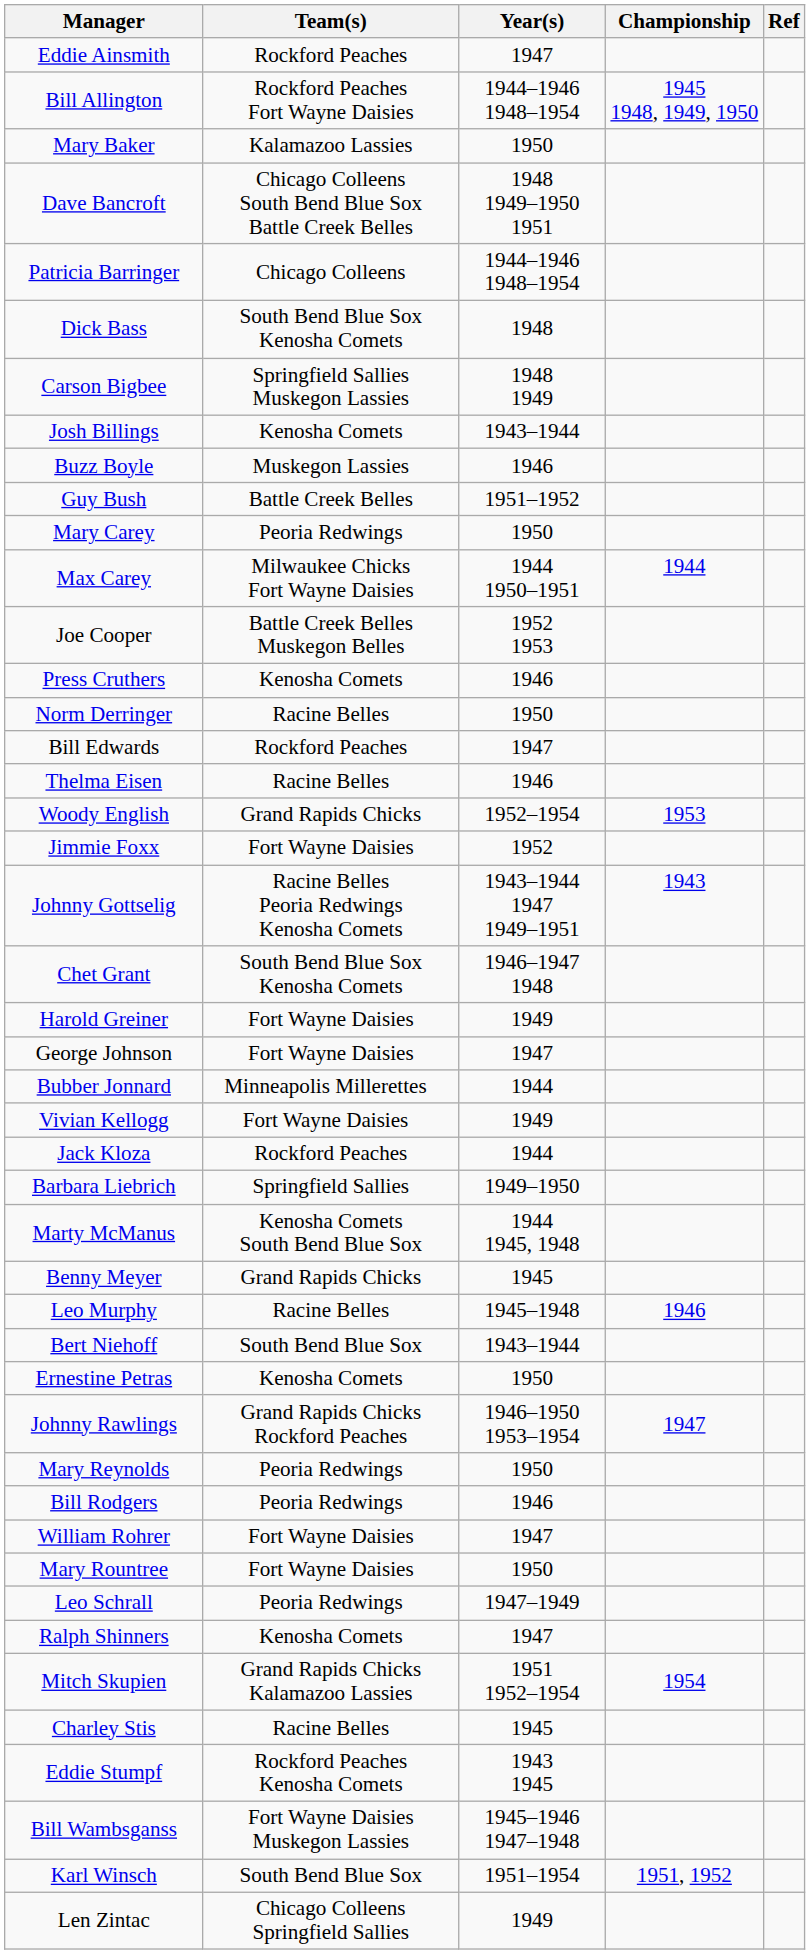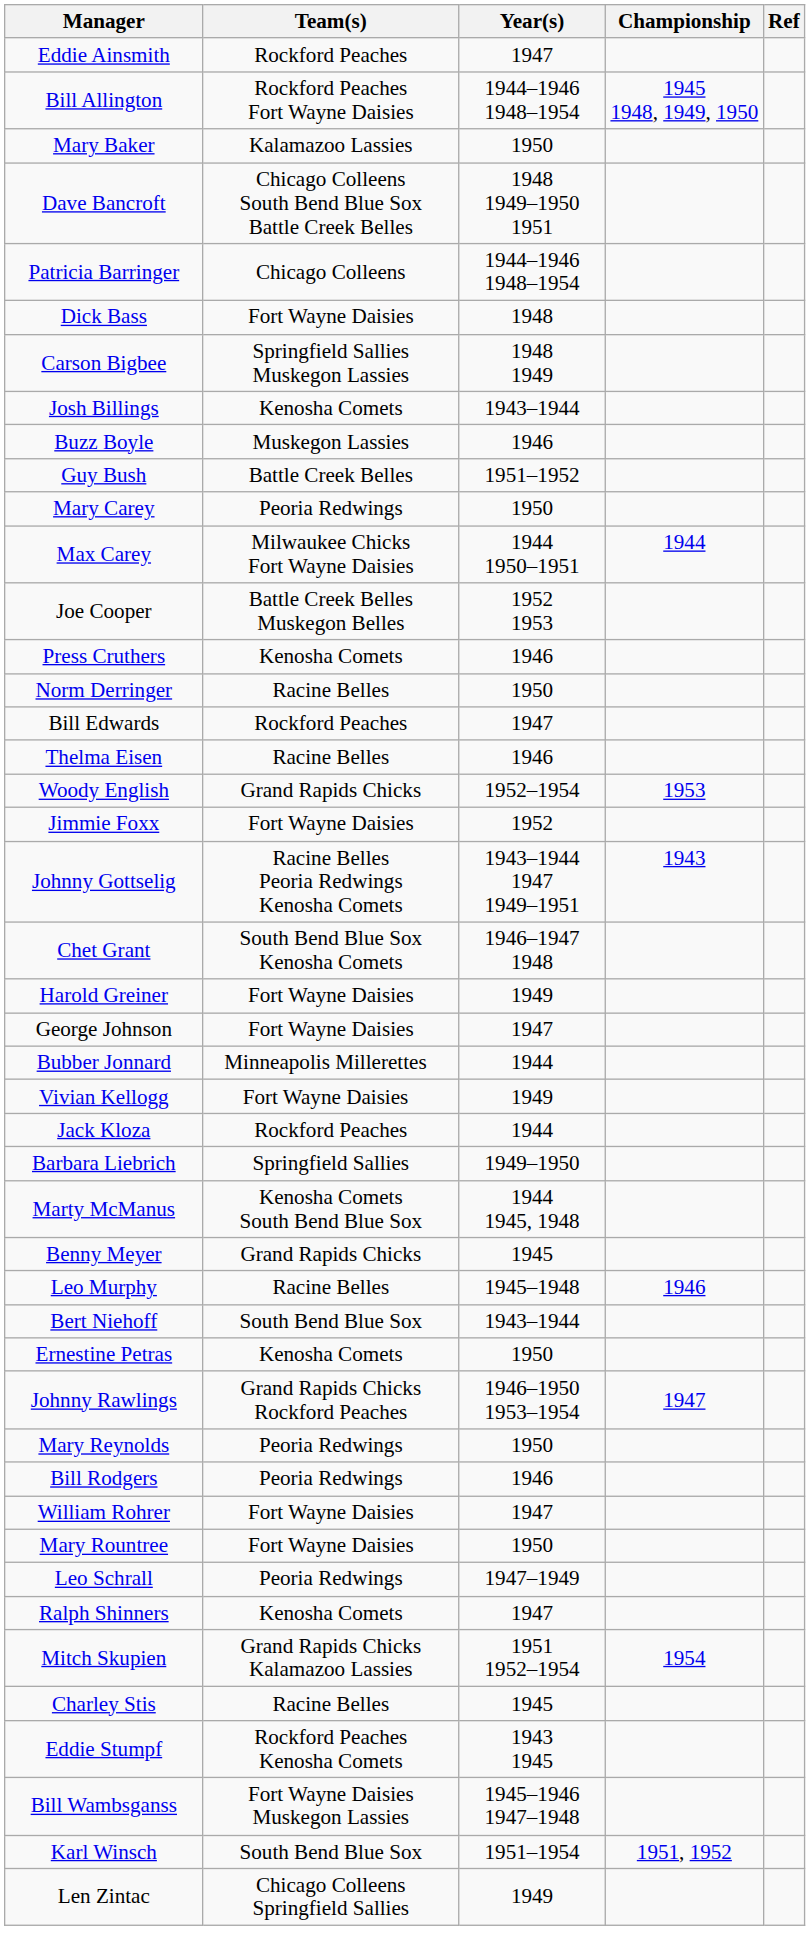(331, 329) South Bend Blue Sox Kenosha Comets -> (331, 317) Fort Wayne Daisies
